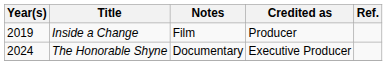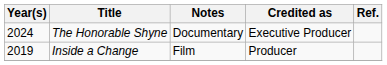rows swapped: (95, 32) <-> (110, 51)
